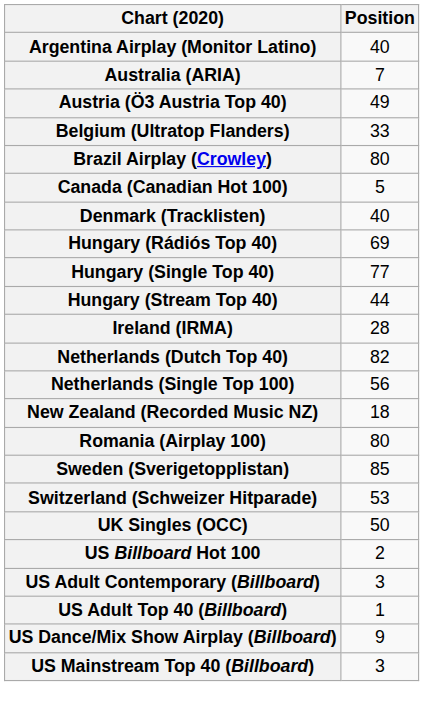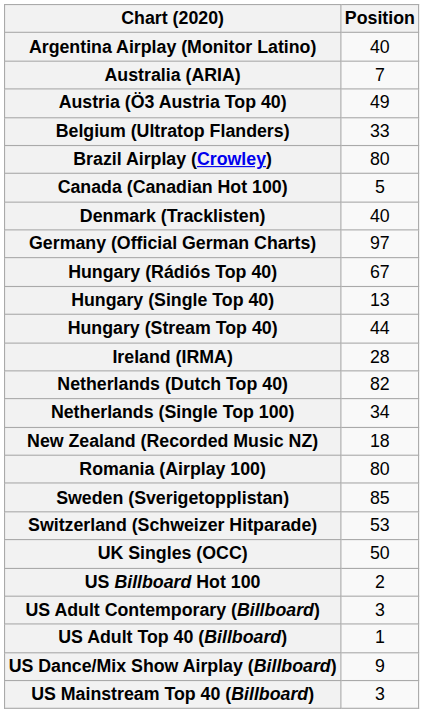+ row: (173, 243)
(380, 243) 69 -> (380, 272) 67
(380, 272) 77 -> (380, 300) 13
(380, 384) 56 -> (380, 412) 34
